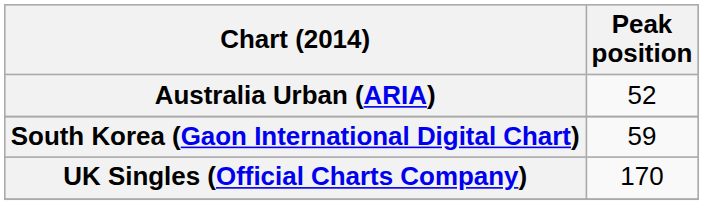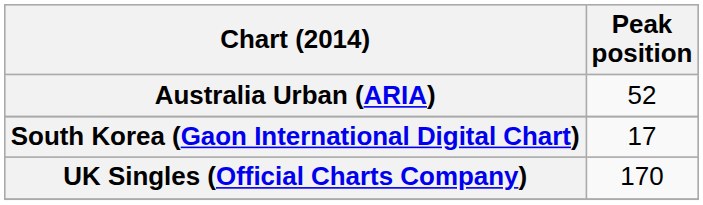(642, 136) 59 -> (642, 136) 17
